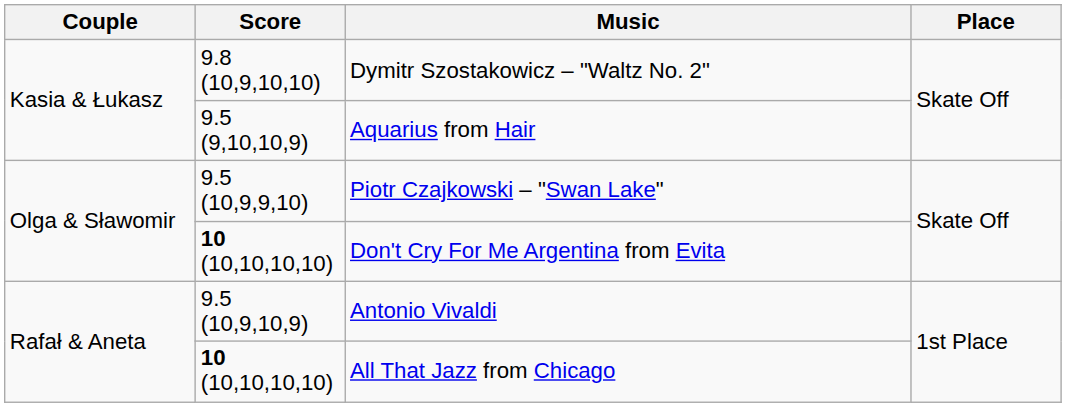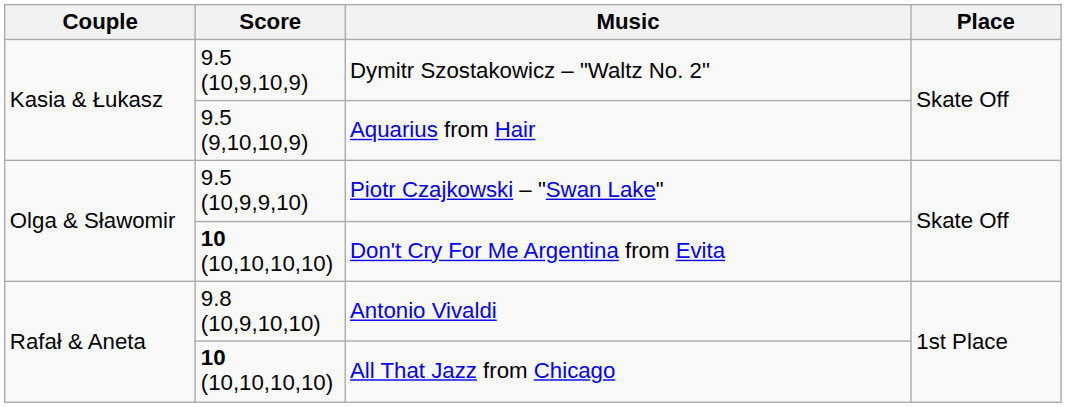(261, 69) 9.8 (10,9,10,10) -> (255, 69) 9.5 (10,9,10,9)
(255, 311) 9.5 (10,9,10,9) -> (261, 311) 9.8 (10,9,10,10)
